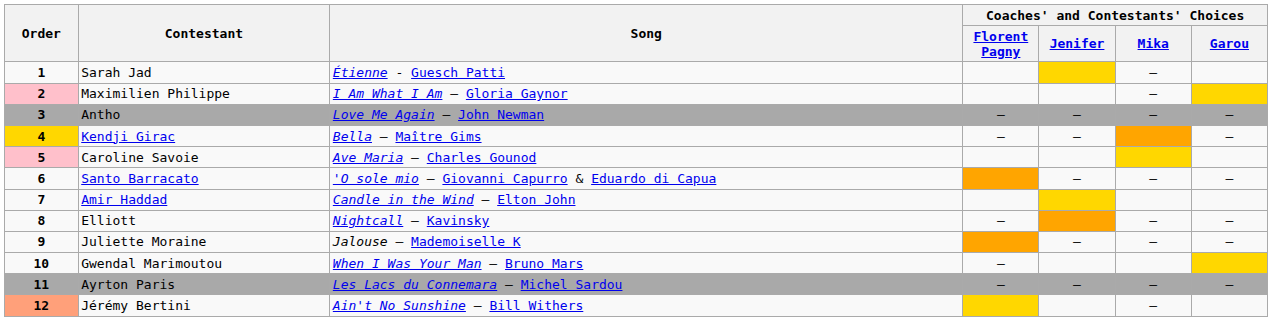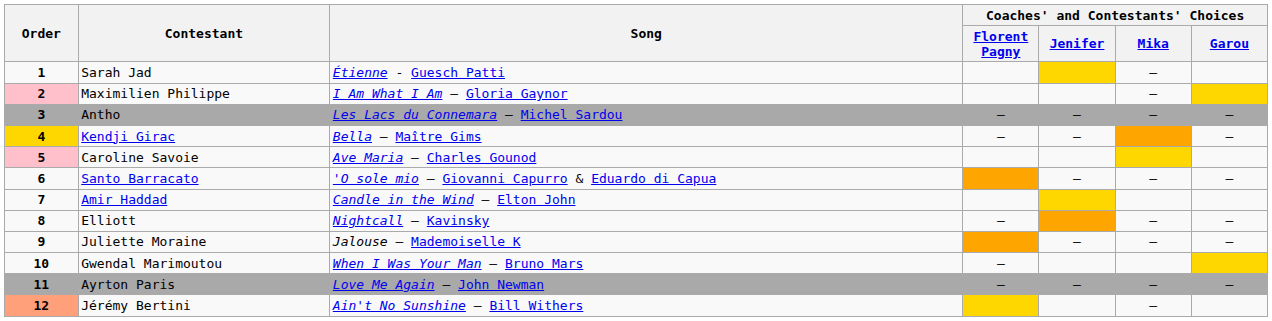(438, 115) Love Me Again – John Newman -> (478, 115) Les Lacs du Connemara – Michel Sardou
(478, 284) Les Lacs du Connemara – Michel Sardou -> (438, 284) Love Me Again – John Newman
